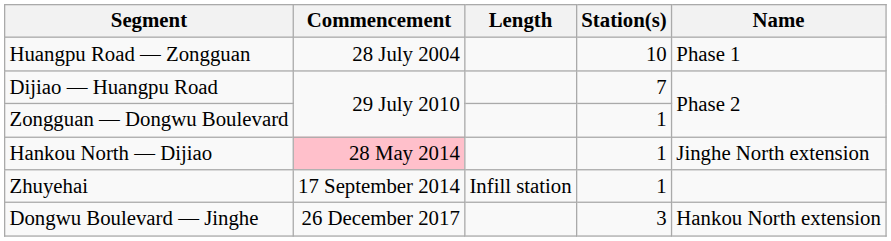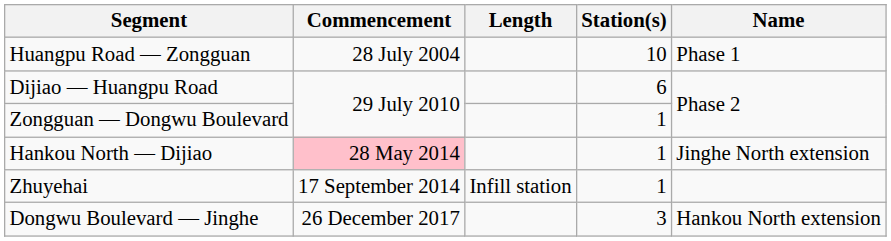(662, 86) 7 -> (662, 86) 6
